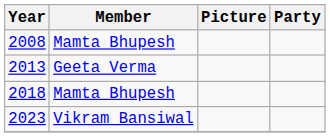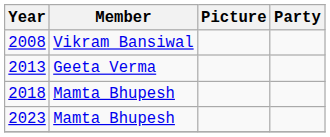(114, 43) Mamta Bhupesh -> (123, 43) Vikram Bansiwal
(123, 119) Vikram Bansiwal -> (114, 119) Mamta Bhupesh
